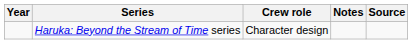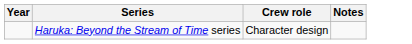- column: (387, 13)
